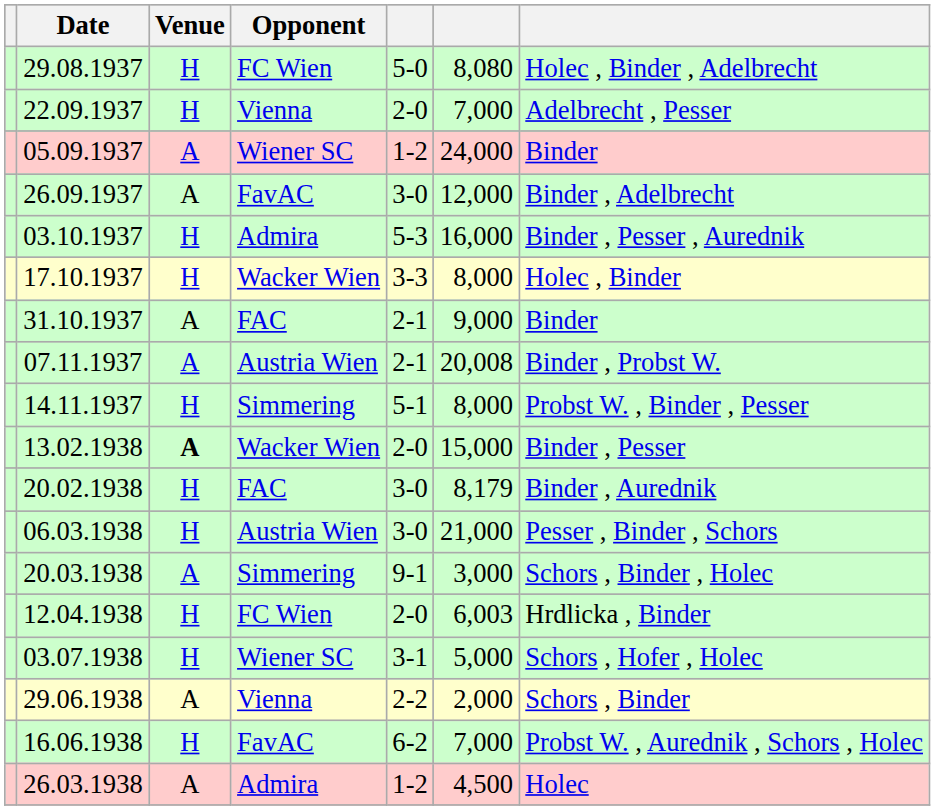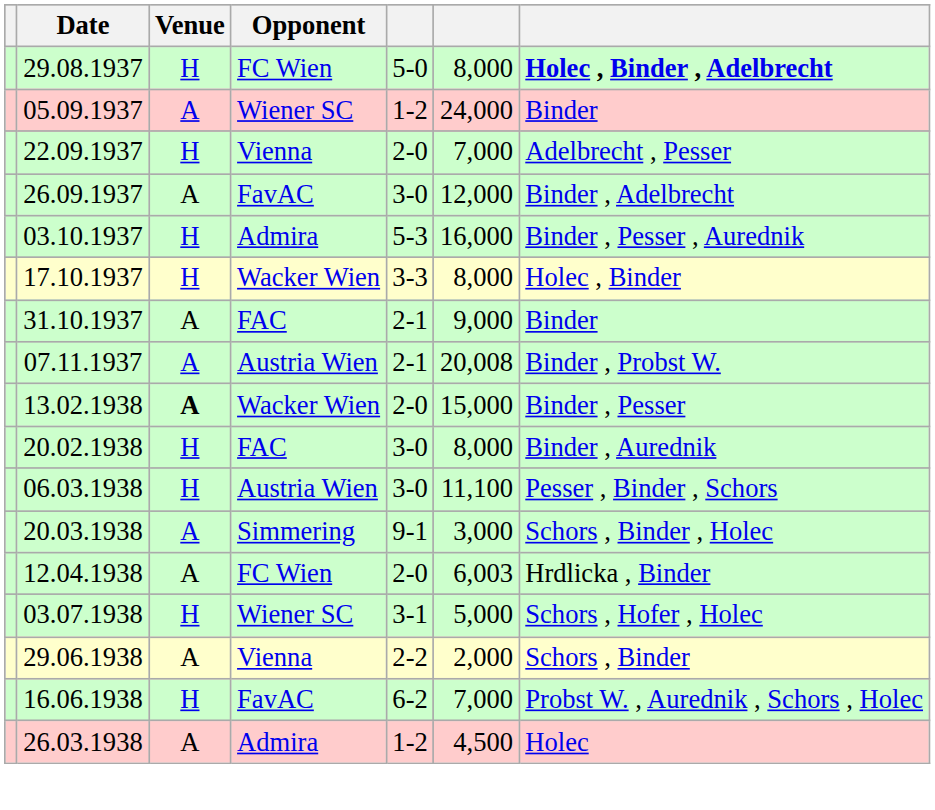(483, 67) 8,080 -> (483, 67) 8,000
(671, 67) normal -> (679, 67) bold
rows swapped: (83, 151) <-> (83, 109)
- row: (83, 404)
(483, 488) 8,179 -> (483, 446) 8,000
(477, 531) 21,000 -> (477, 488) 11,100
(190, 615) H -> (190, 573) A
